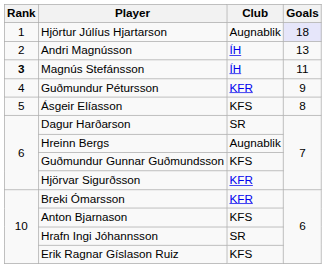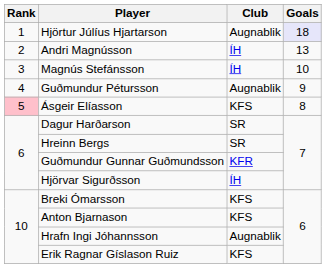(21, 69) bold -> (21, 69) normal
(302, 69) 11 -> (302, 69) 10
(241, 87) KFR -> (255, 87) Augnablik
(21, 106) no background -> (21, 106) pink background
(255, 143) Augnablik -> (238, 143) SR
(241, 161) KFS -> (241, 161) KFR
(241, 180) KFR -> (235, 180) ÍH
(241, 198) KFR -> (241, 198) KFS
(238, 236) SR -> (255, 236) Augnablik
